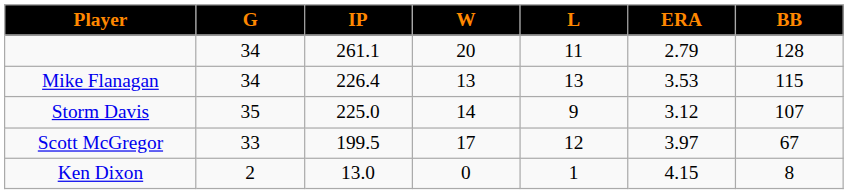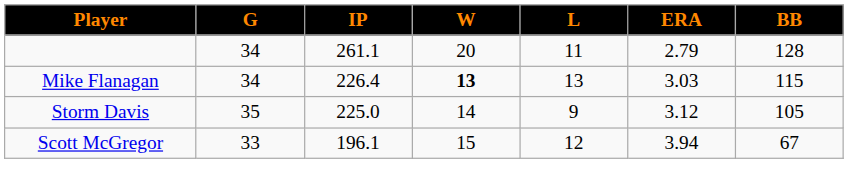(466, 81) normal -> (466, 81) bold
(681, 81) 3.53 -> (681, 81) 3.03
(789, 111) 107 -> (789, 111) 105
(358, 142) 199.5 -> (358, 142) 196.1
(466, 142) 17 -> (466, 142) 15
(681, 142) 3.97 -> (681, 142) 3.94
- row: (100, 173)
